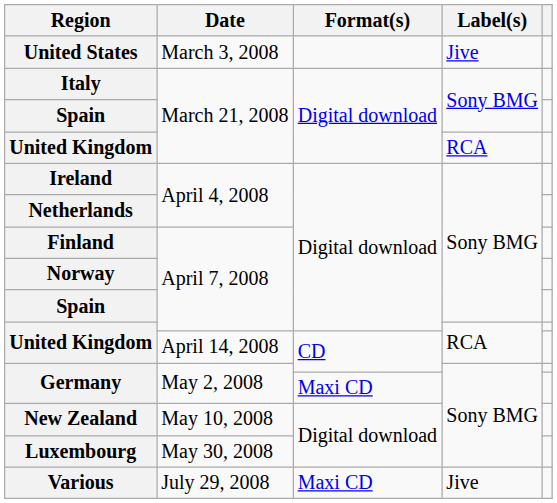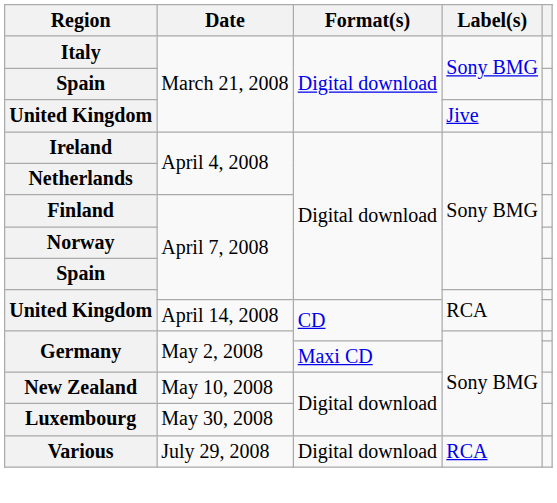- row: (81, 52)
(467, 147) RCA -> (462, 115) Jive
(335, 482) Maxi CD -> (367, 451) Digital download
(462, 482) Jive -> (467, 451) RCA
